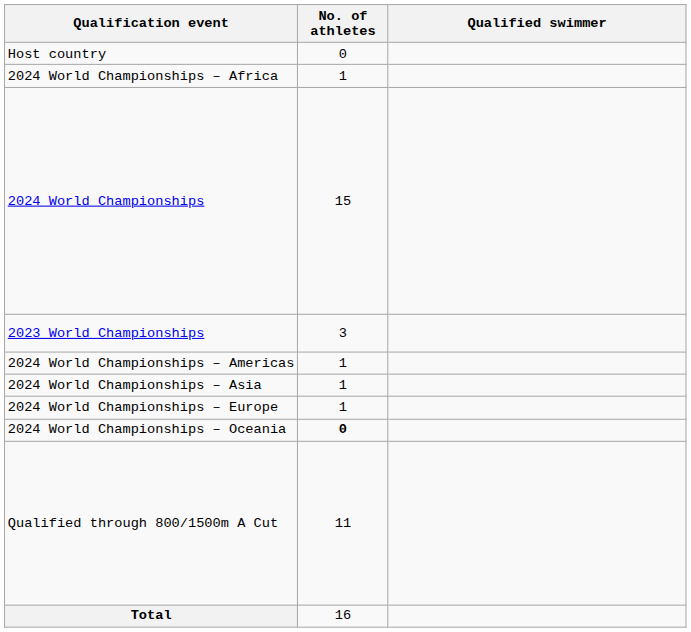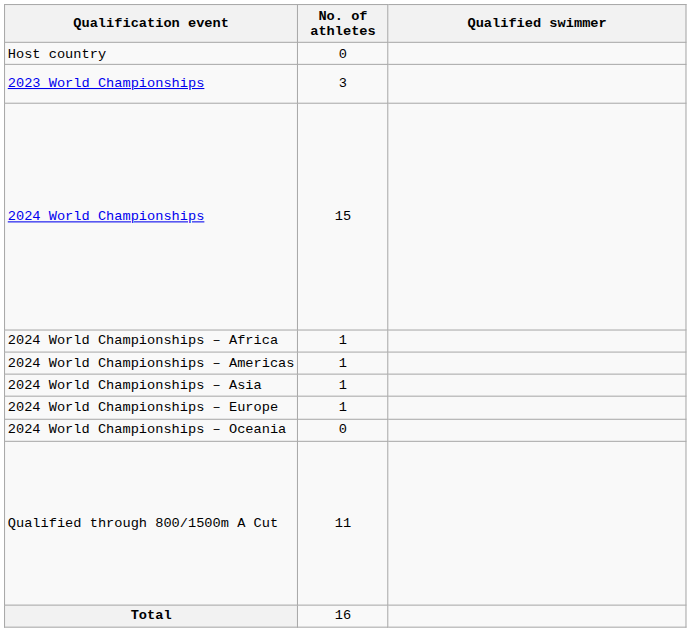rows swapped: (106, 333) <-> (143, 76)
(343, 430) bold -> (343, 430) normal
